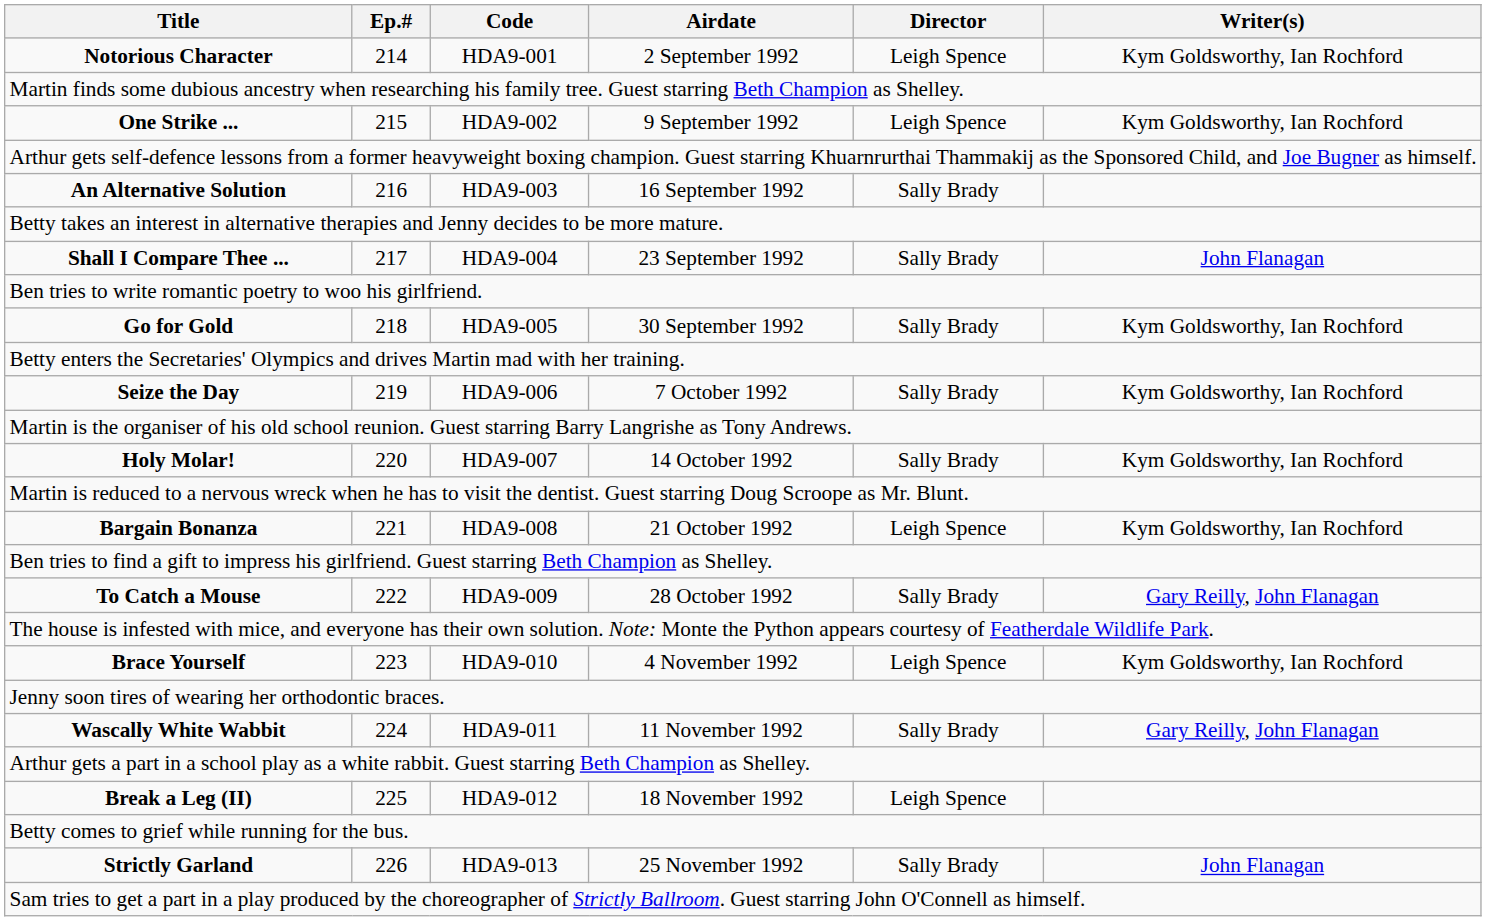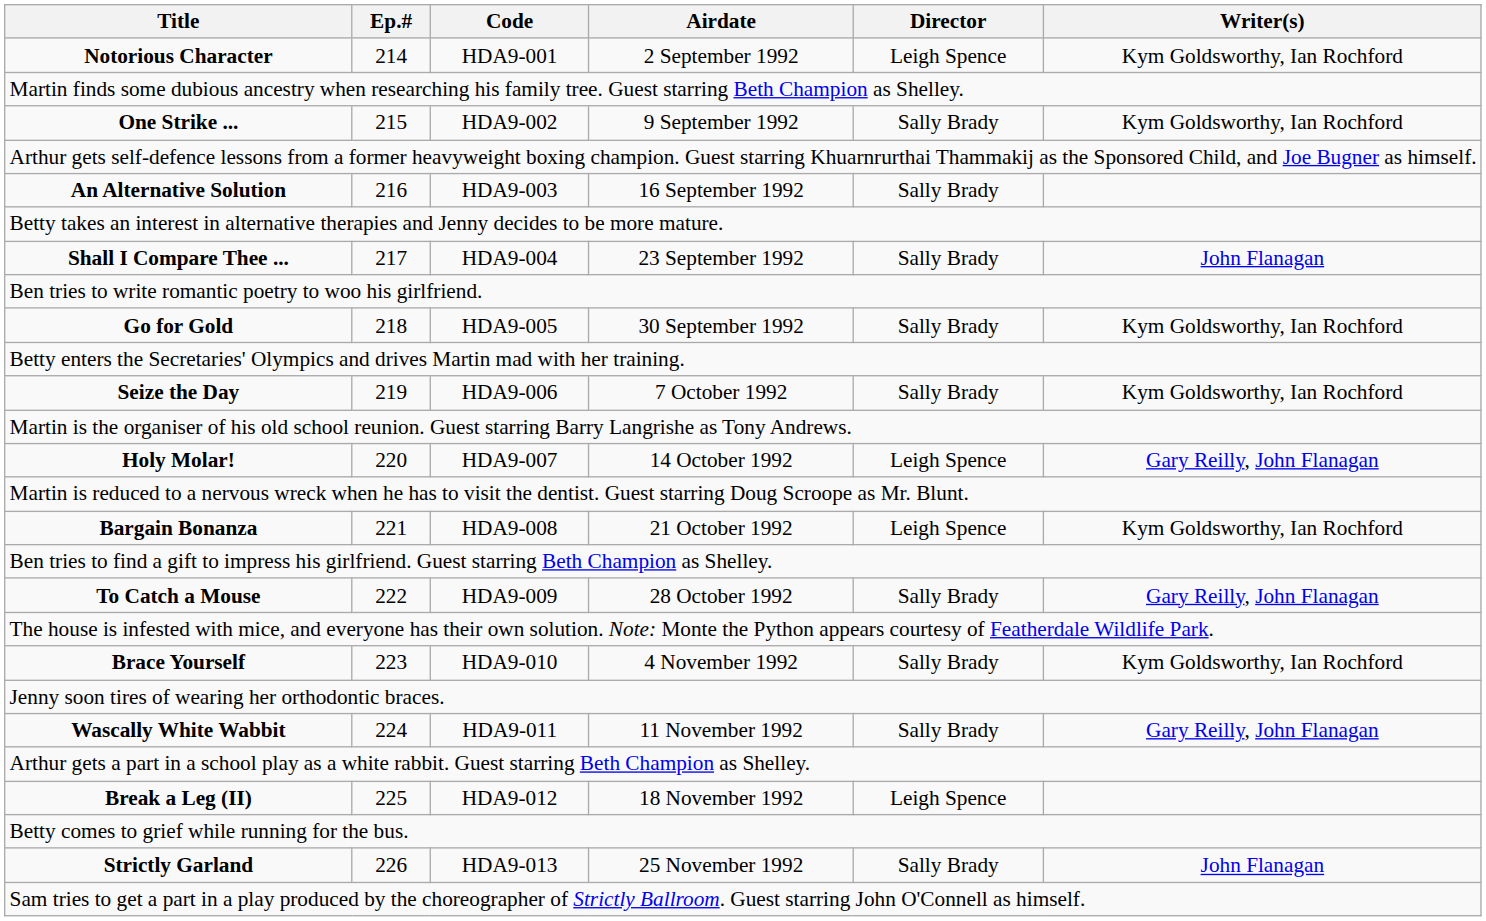(948, 122) Leigh Spence -> (948, 122) Sally Brady
(948, 460) Sally Brady -> (948, 460) Leigh Spence
(1262, 460) Kym Goldsworthy, Ian Rochford -> (1262, 460) Gary Reilly, John Flanagan
(948, 662) Leigh Spence -> (948, 662) Sally Brady
